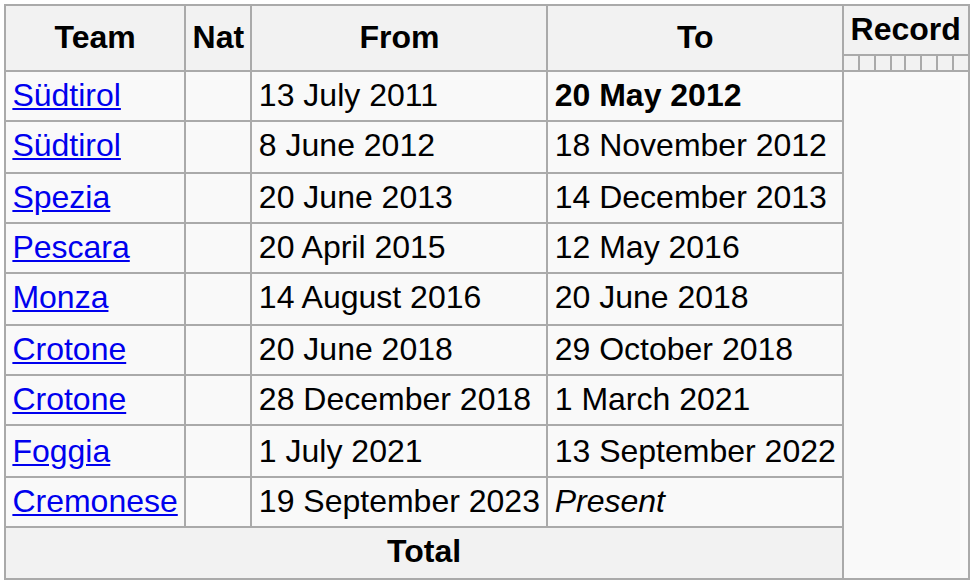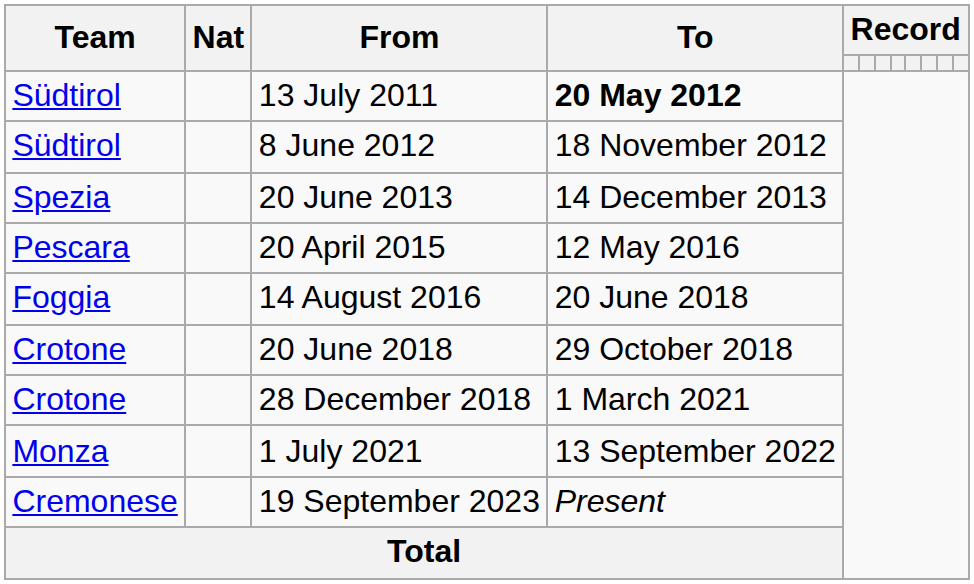(60, 298) Monza -> (61, 298) Foggia
(61, 450) Foggia -> (60, 450) Monza
